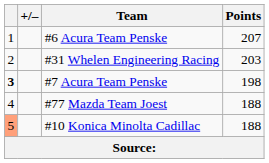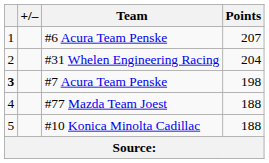(251, 59) 203 -> (251, 59) 204
(11, 125) lightsalmon background -> (11, 125) no background
